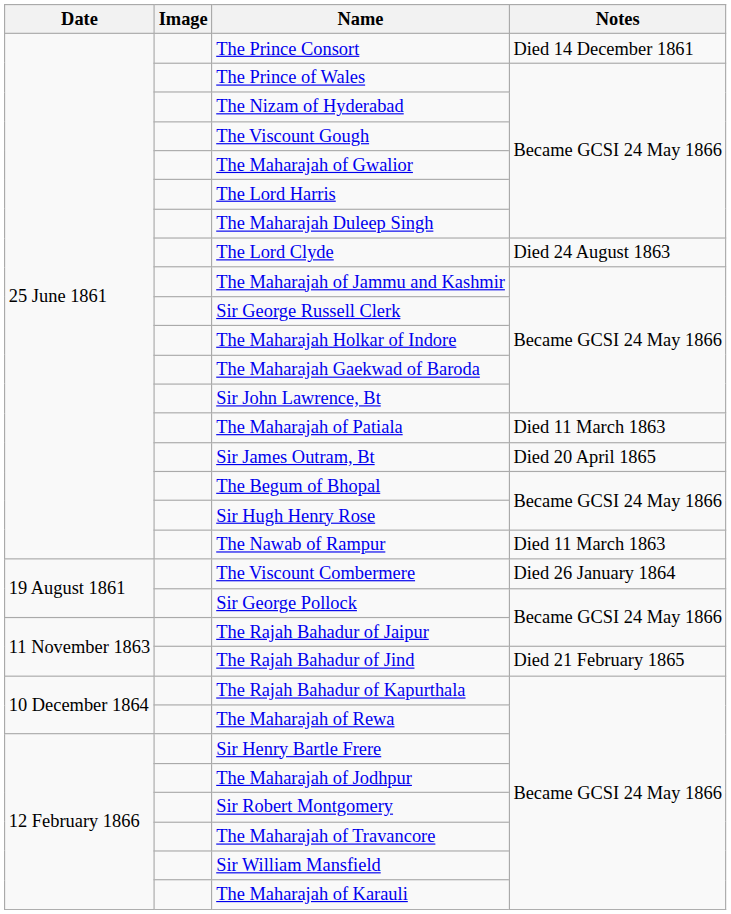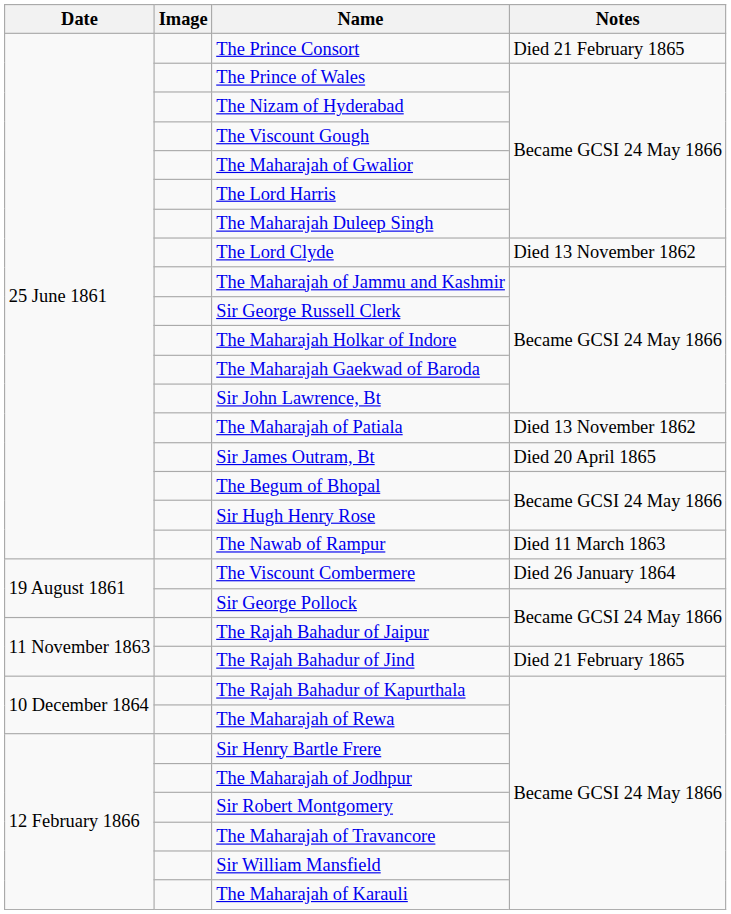(604, 48) Died 14 December 1861 -> (599, 48) Died 21 February 1865
(592, 252) Died 24 August 1863 -> (605, 252) Died 13 November 1862
(589, 427) Died 11 March 1863 -> (605, 427) Died 13 November 1862
